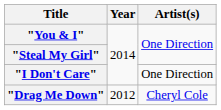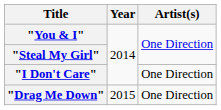(123, 94) 2012 -> (123, 94) 2015
(177, 94) Cheryl Cole -> (177, 94) One Direction
